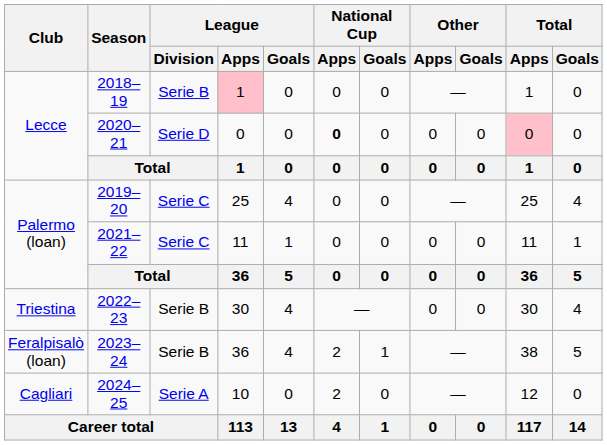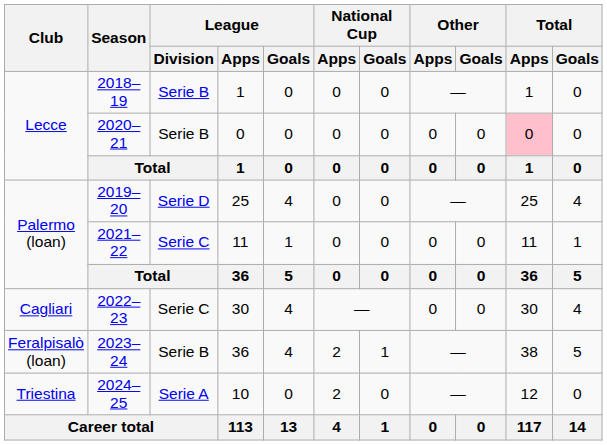(240, 92) pink background -> (240, 92) no background
(184, 134) Serie D -> (184, 134) Serie B
(337, 134) bold -> (337, 134) normal
(184, 200) Serie C -> (184, 200) Serie D
(46, 309) Triestina -> (46, 309) Cagliari
(184, 309) Serie B -> (184, 309) Serie C
(46, 393) Cagliari -> (46, 393) Triestina
